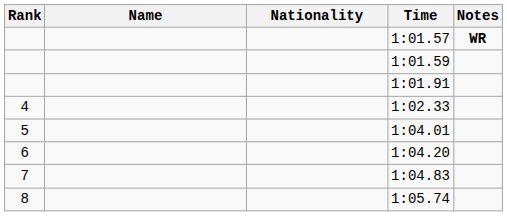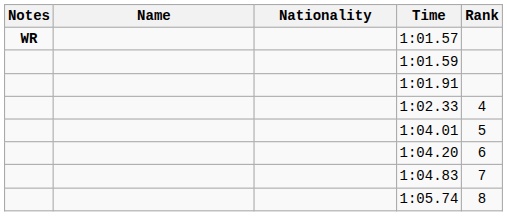columns swapped: (25, 16) <-> (478, 16)
